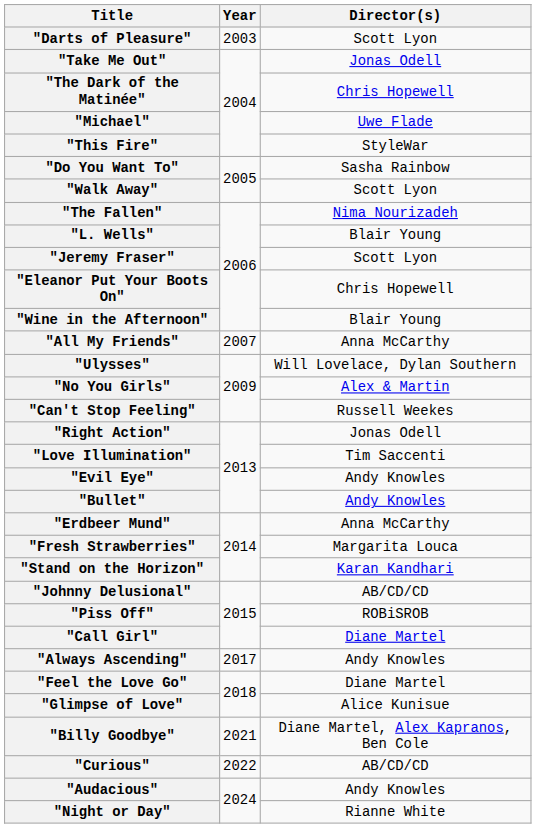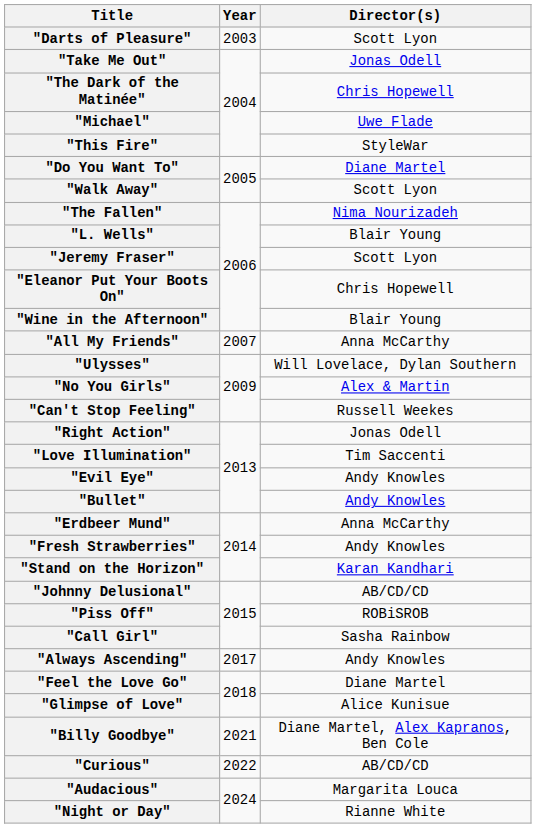(395, 168) Sasha Rainbow -> (395, 168) Diane Martel
(395, 547) Margarita Louca -> (395, 547) Andy Knowles
(395, 637) Diane Martel -> (395, 637) Sasha Rainbow
(395, 789) Andy Knowles -> (395, 789) Margarita Louca
